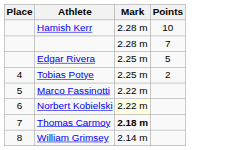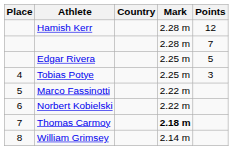+ column: (136, 12)
(168, 28) 10 -> (210, 28) 12
(168, 75) 2 -> (210, 75) 3
(132, 106) lightyellow background -> (175, 106) no background
